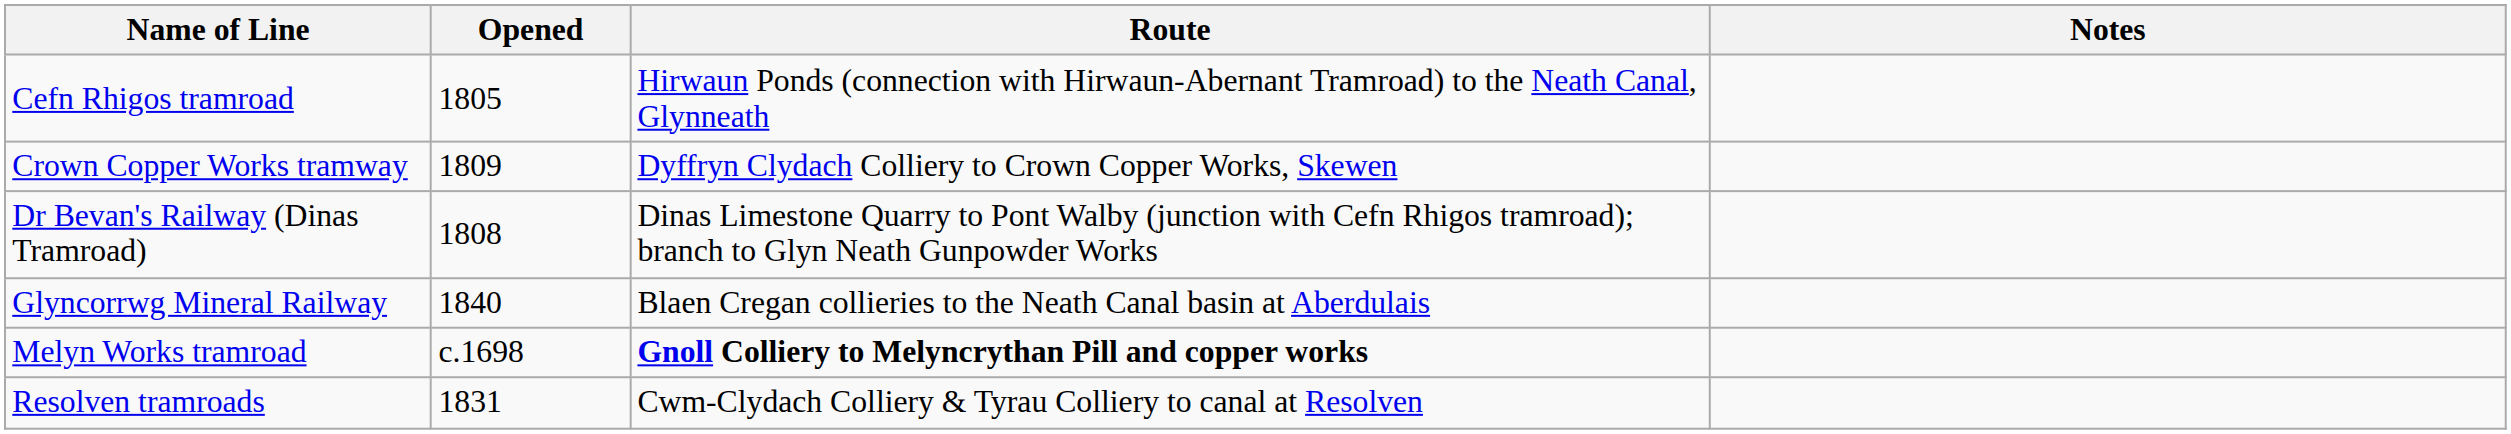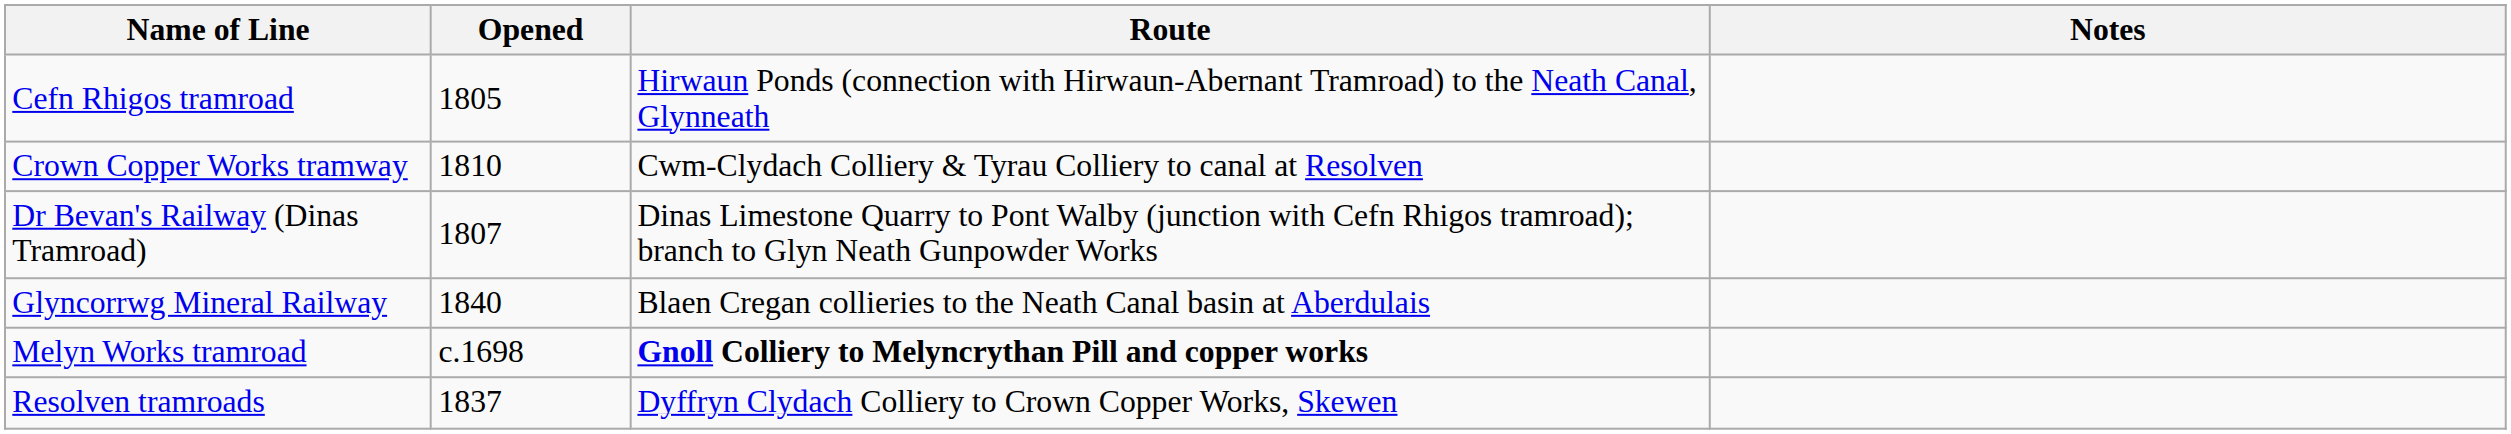(470, 165) 1809 -> (470, 165) 1810
(1017, 165) Dyffryn Clydach Colliery to Crown Copper Works, Skewen -> (1030, 165) Cwm-Clydach Colliery & Tyrau Colliery to canal at Resolven
(470, 233) 1808 -> (470, 233) 1807
(470, 402) 1831 -> (470, 402) 1837
(1030, 402) Cwm-Clydach Colliery & Tyrau Colliery to canal at Resolven -> (1017, 402) Dyffryn Clydach Colliery to Crown Copper Works, Skewen
